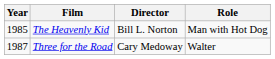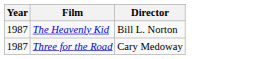- column: (228, 12)
(17, 29) 1985 -> (17, 29) 1987
